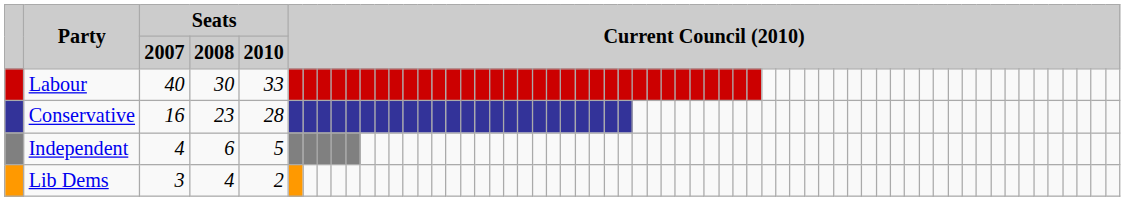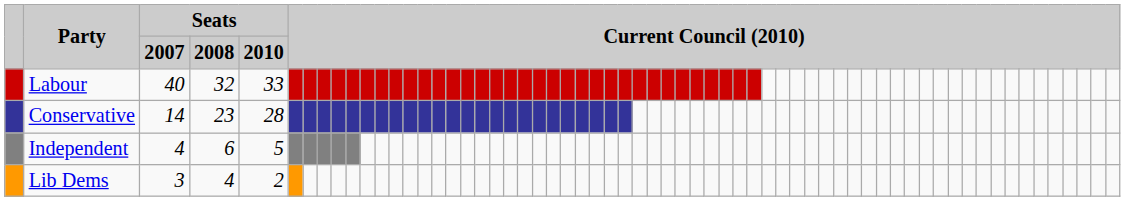(224, 84) 30 -> (224, 84) 32
(175, 116) 16 -> (175, 116) 14
